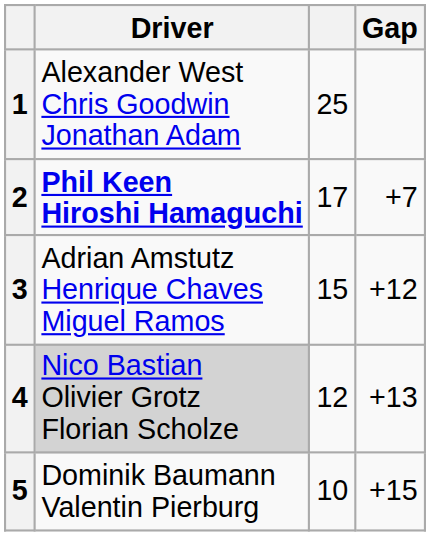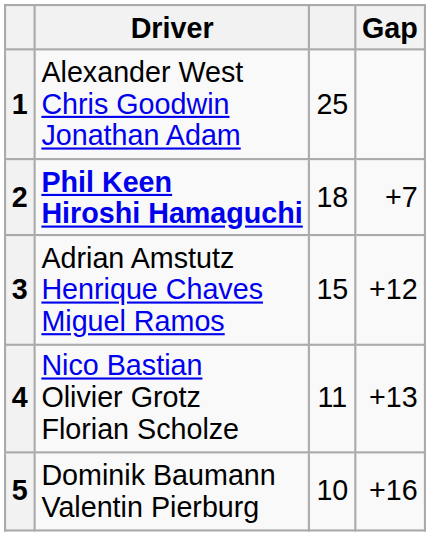(332, 197) 17 -> (332, 197) 18
(140, 398) lightgrey background -> (140, 398) no background
(332, 398) 12 -> (332, 398) 11
(393, 491) +15 -> (393, 491) +16
